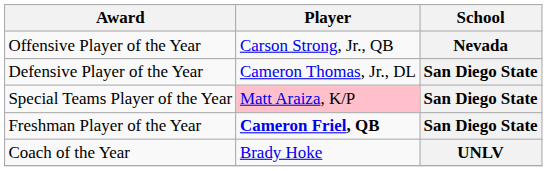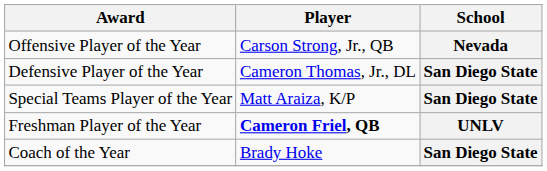(298, 98) pink background -> (298, 98) no background
(481, 125) San Diego State -> (481, 125) UNLV
(481, 152) UNLV -> (481, 152) San Diego State
